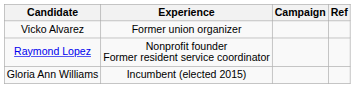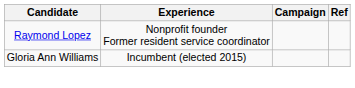- row: (53, 29)
